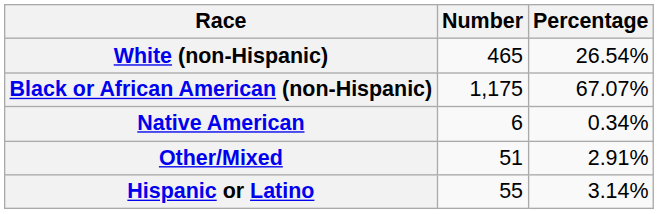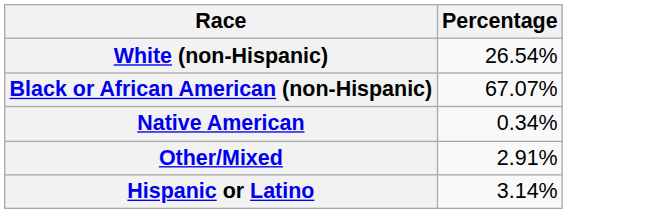- column: (483, 21)
